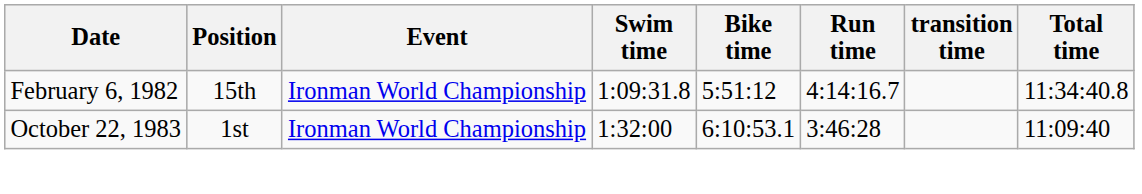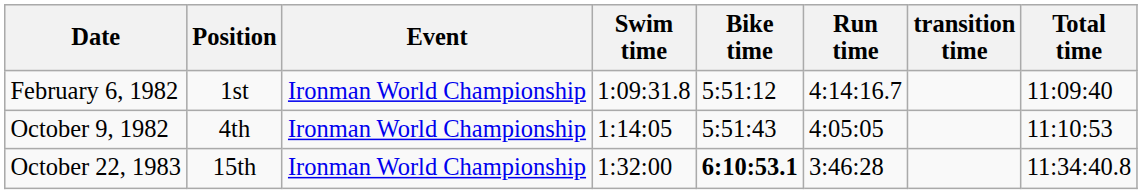(234, 90) 15th -> (234, 90) 1st
(1076, 90) 11:34:40.8 -> (1070, 90) 11:09:40
+ row: (90, 129)
(234, 129) 1st -> (234, 167) 15th
(748, 129) normal -> (750, 167) bold
(1067, 129) 11:09:40 -> (1079, 167) 11:34:40.8
